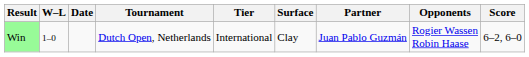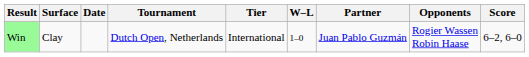columns swapped: (54, 13) <-> (295, 13)
